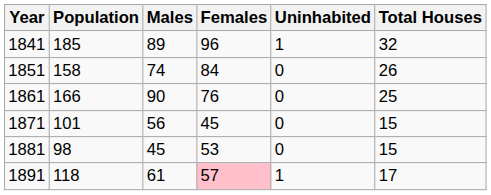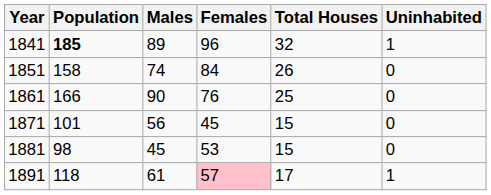columns swapped: (430, 17) <-> (323, 17)
(67, 44) normal -> (67, 44) bold
